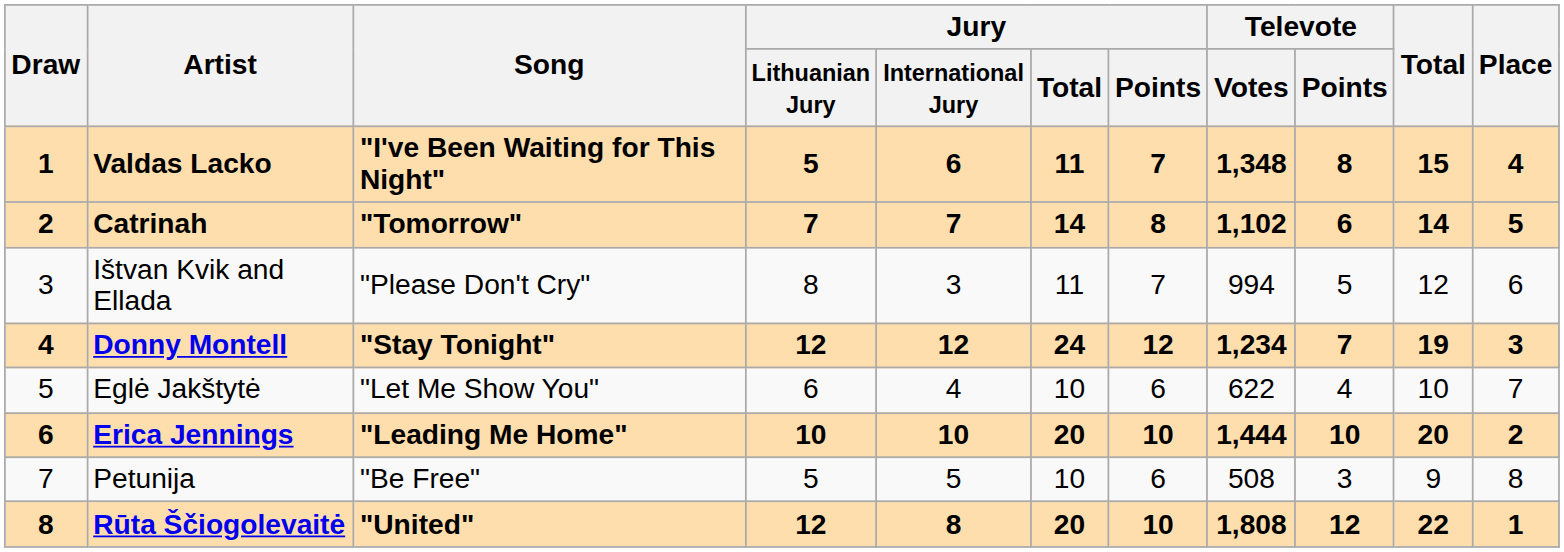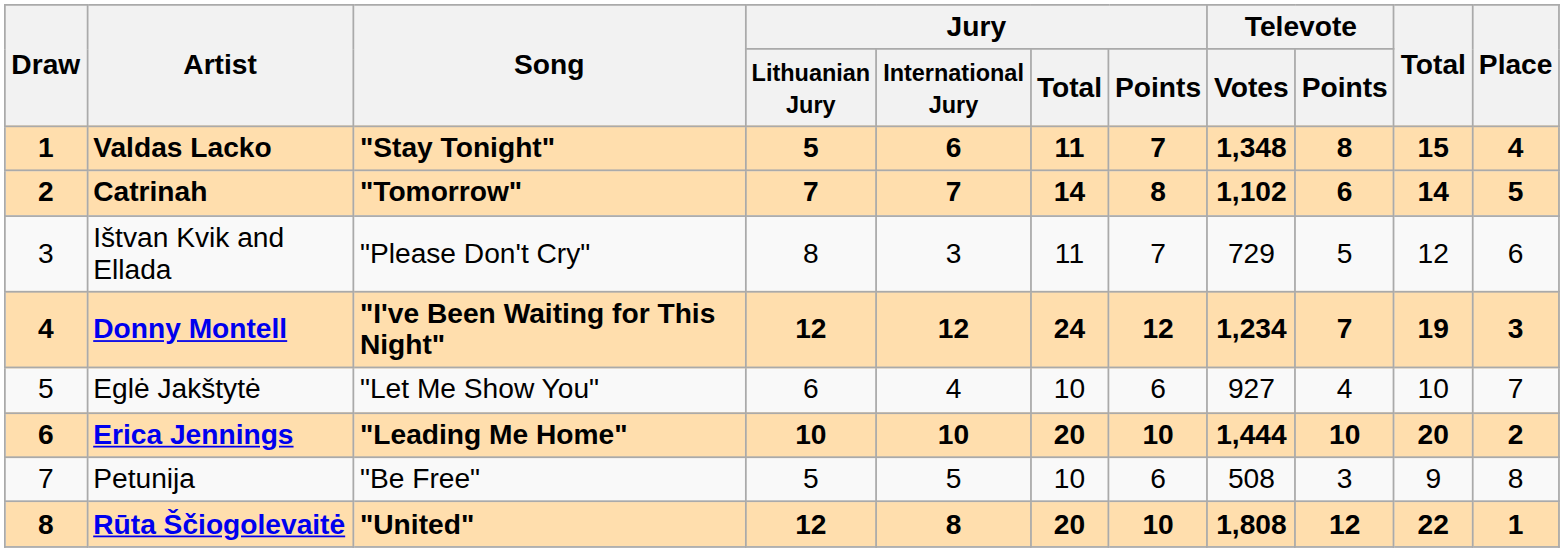(538, 163) "I've Been Waiting for This Night" -> (458, 147) "Stay Tonight"
(1251, 284) 994 -> (1251, 252) 729
(458, 345) "Stay Tonight" -> (538, 329) "I've Been Waiting for This Night"
(1251, 389) 622 -> (1251, 389) 927
